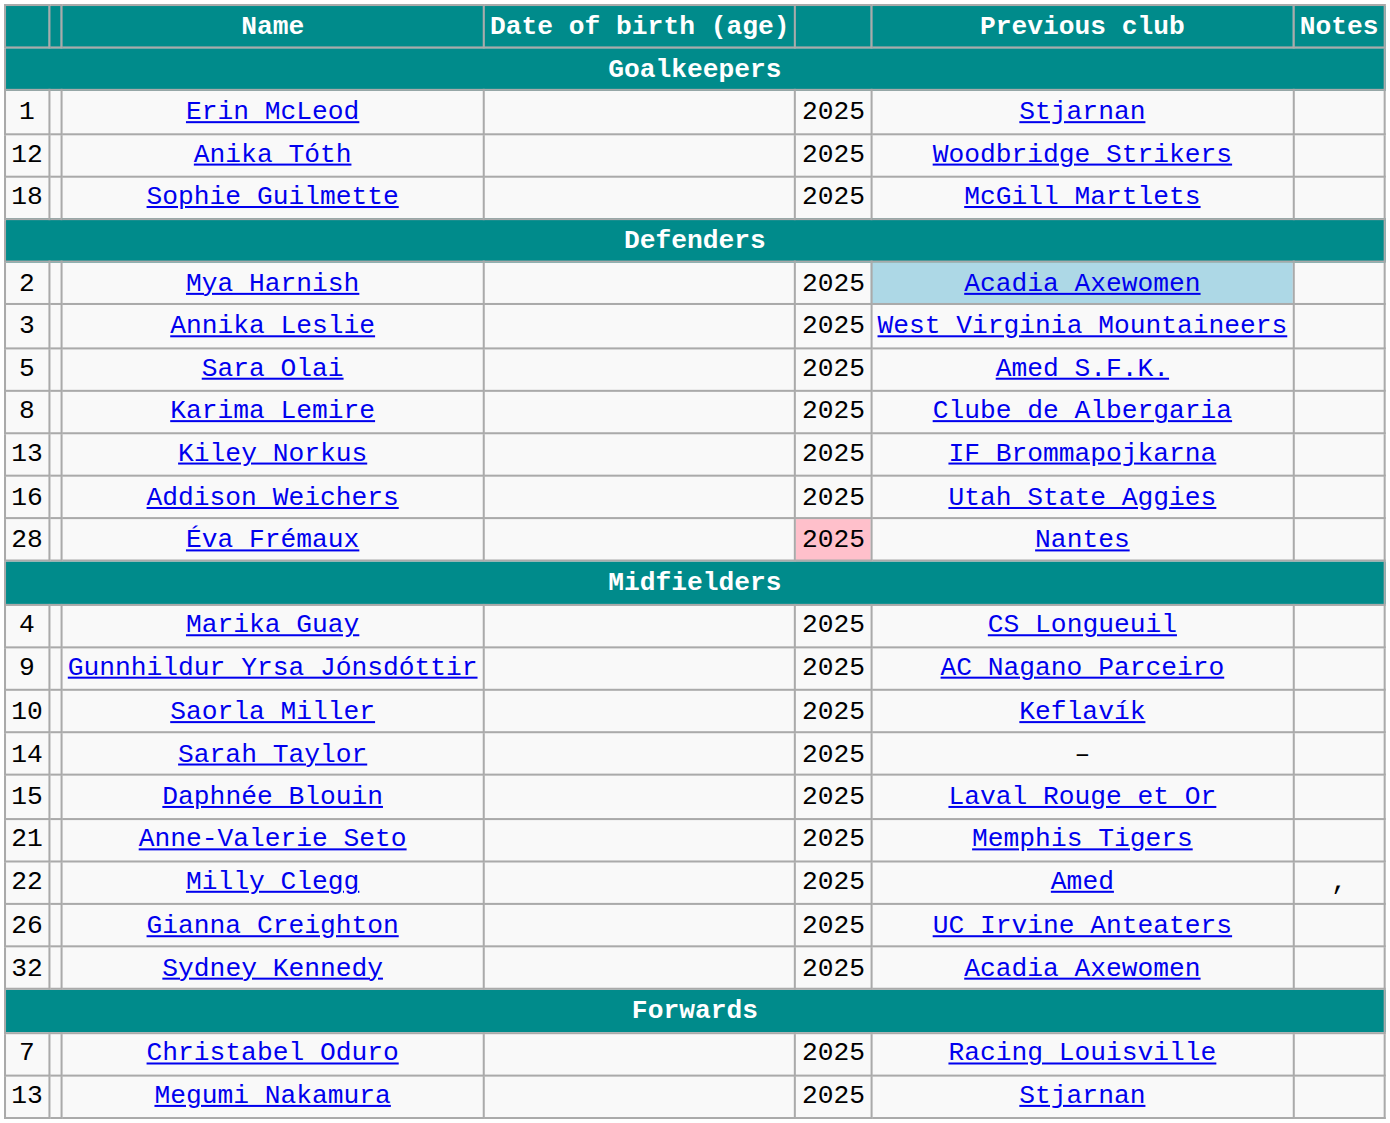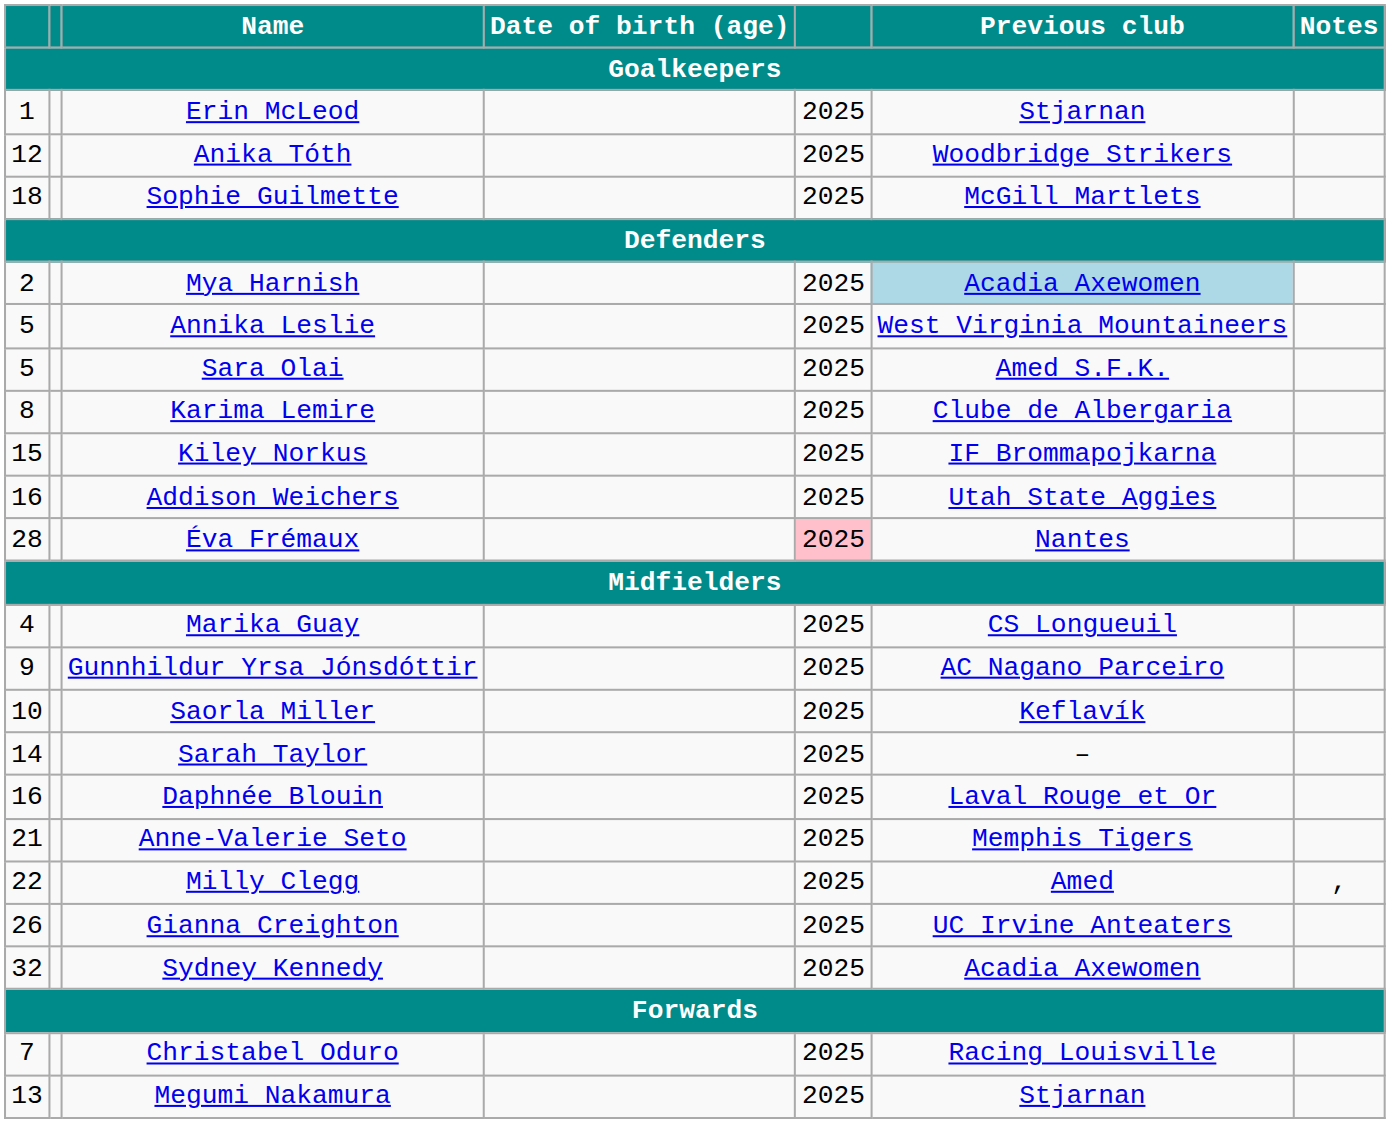(27, 326) 3 -> (27, 326) 5
(27, 454) 13 -> (27, 454) 15
(27, 797) 15 -> (27, 797) 16
